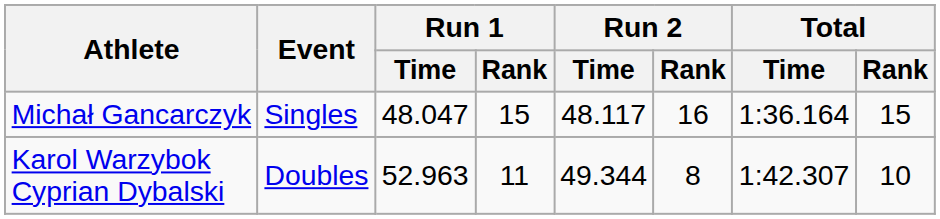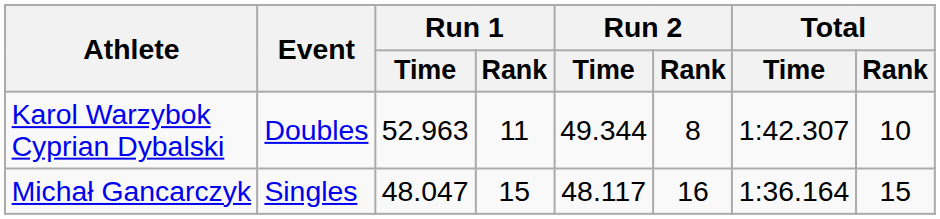rows swapped: (131, 115) <-> (118, 175)
